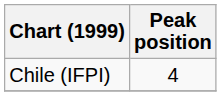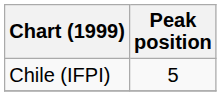(173, 74) 4 -> (173, 74) 5
